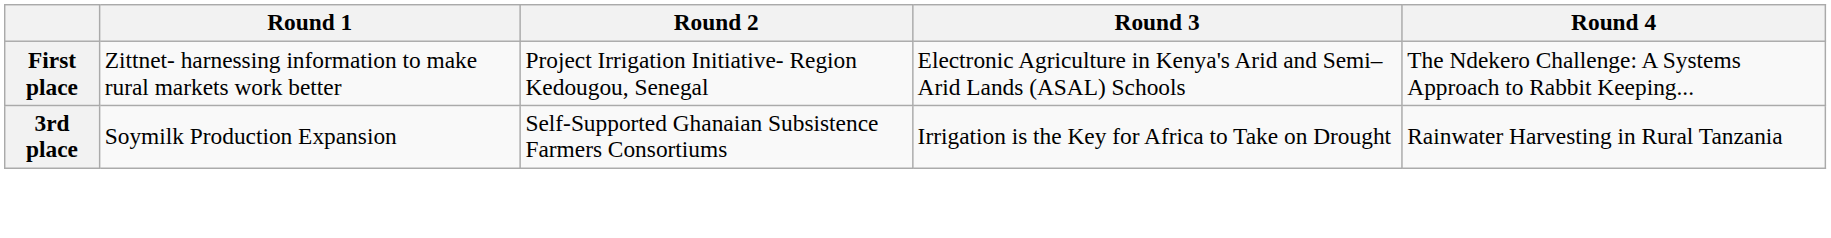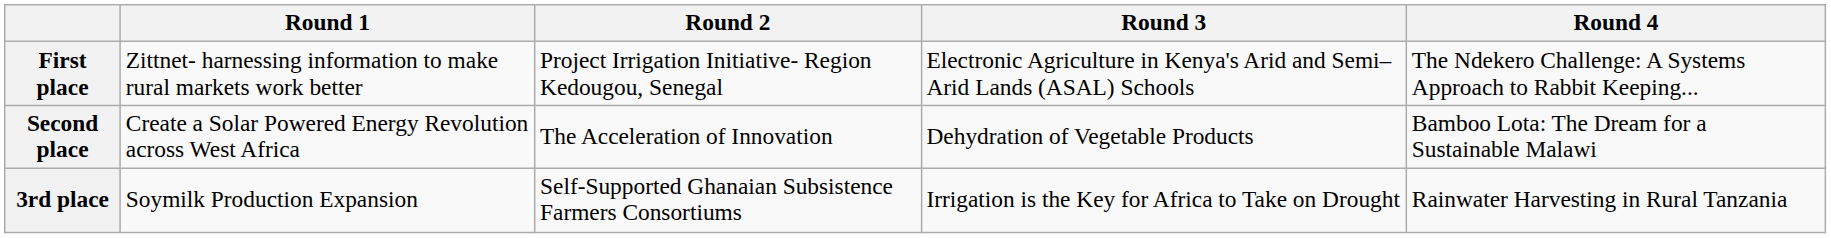+ row: (63, 136)
